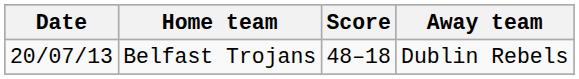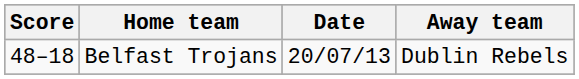columns swapped: (61, 22) <-> (359, 22)
